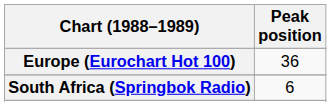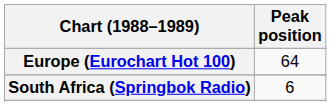(290, 61) 36 -> (290, 61) 64
